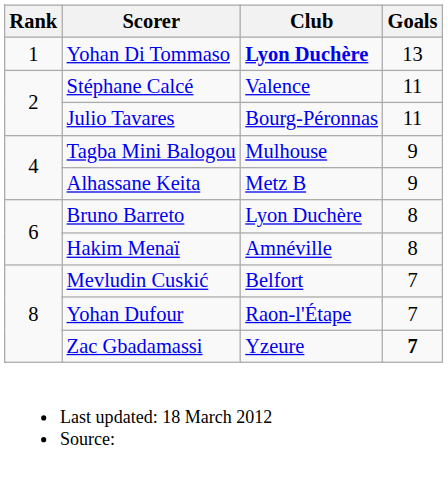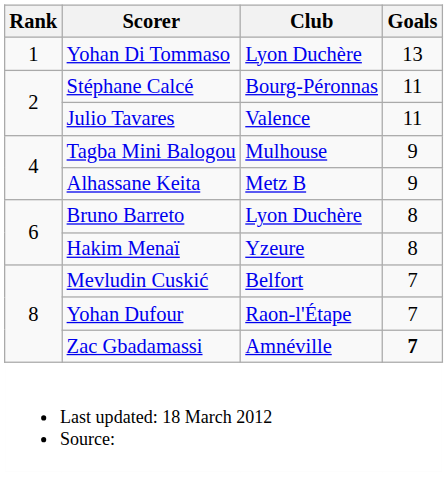(307, 53) bold -> (304, 53) normal
(278, 86) Valence -> (312, 86) Bourg-Péronnas
(312, 118) Bourg-Péronnas -> (278, 118) Valence
(289, 248) Amnéville -> (275, 248) Yzeure
(275, 346) Yzeure -> (289, 346) Amnéville
